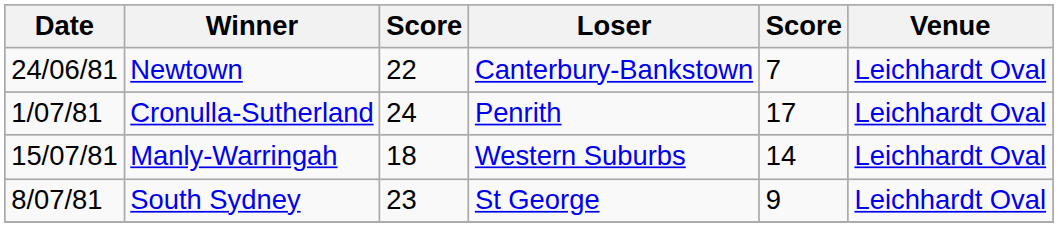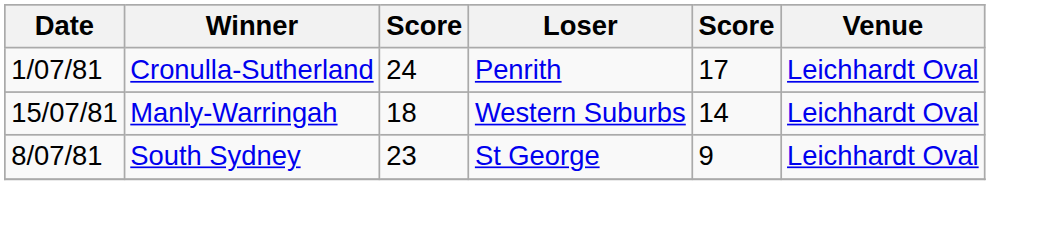- row: (187, 69)
